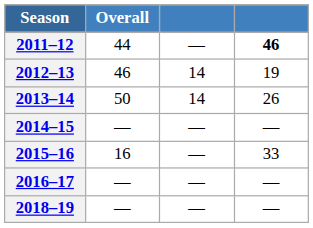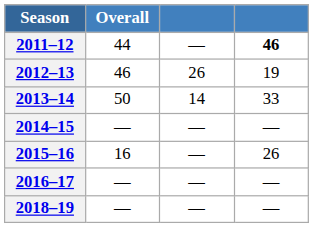(197, 72) 14 -> (197, 72) 26
(271, 99) 26 -> (271, 99) 33
(271, 153) 33 -> (271, 153) 26
